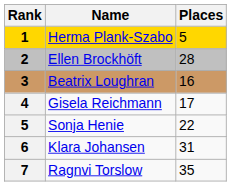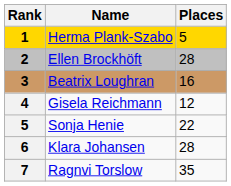(187, 103) 17 -> (187, 103) 12
(187, 147) 31 -> (187, 147) 28
